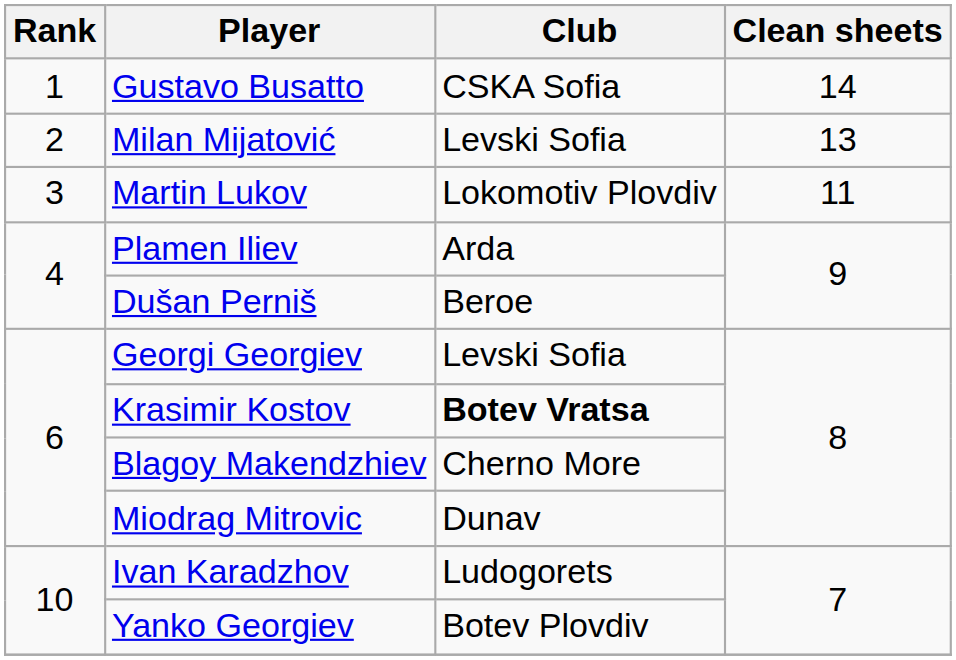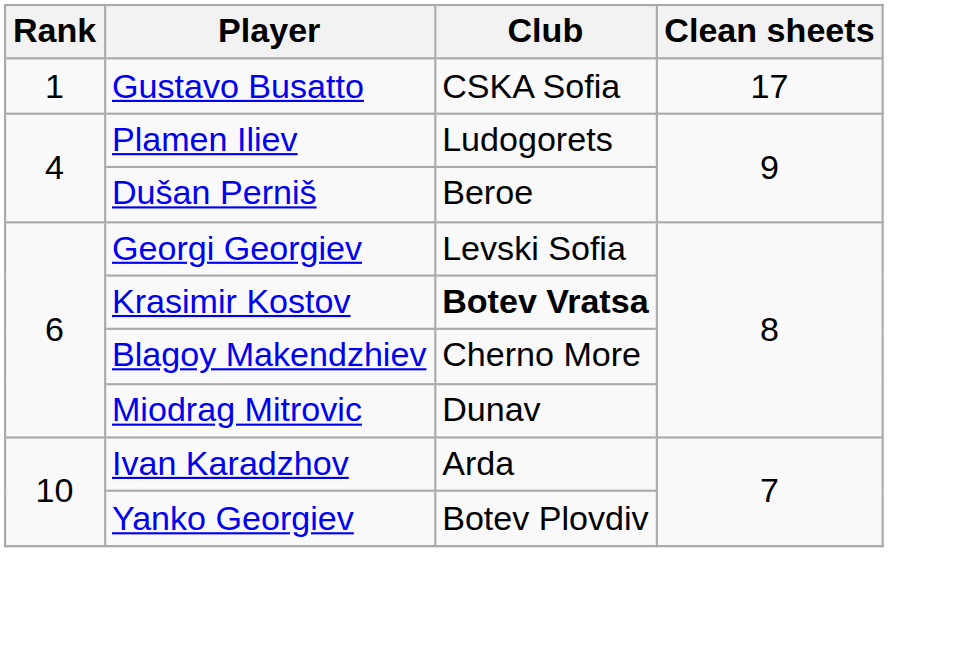(838, 85) 14 -> (769, 85) 17
- row: (224, 139)
- row: (210, 193)
(478, 247) Arda -> (527, 139) Ludogorets
(527, 572) Ludogorets -> (478, 463) Arda
